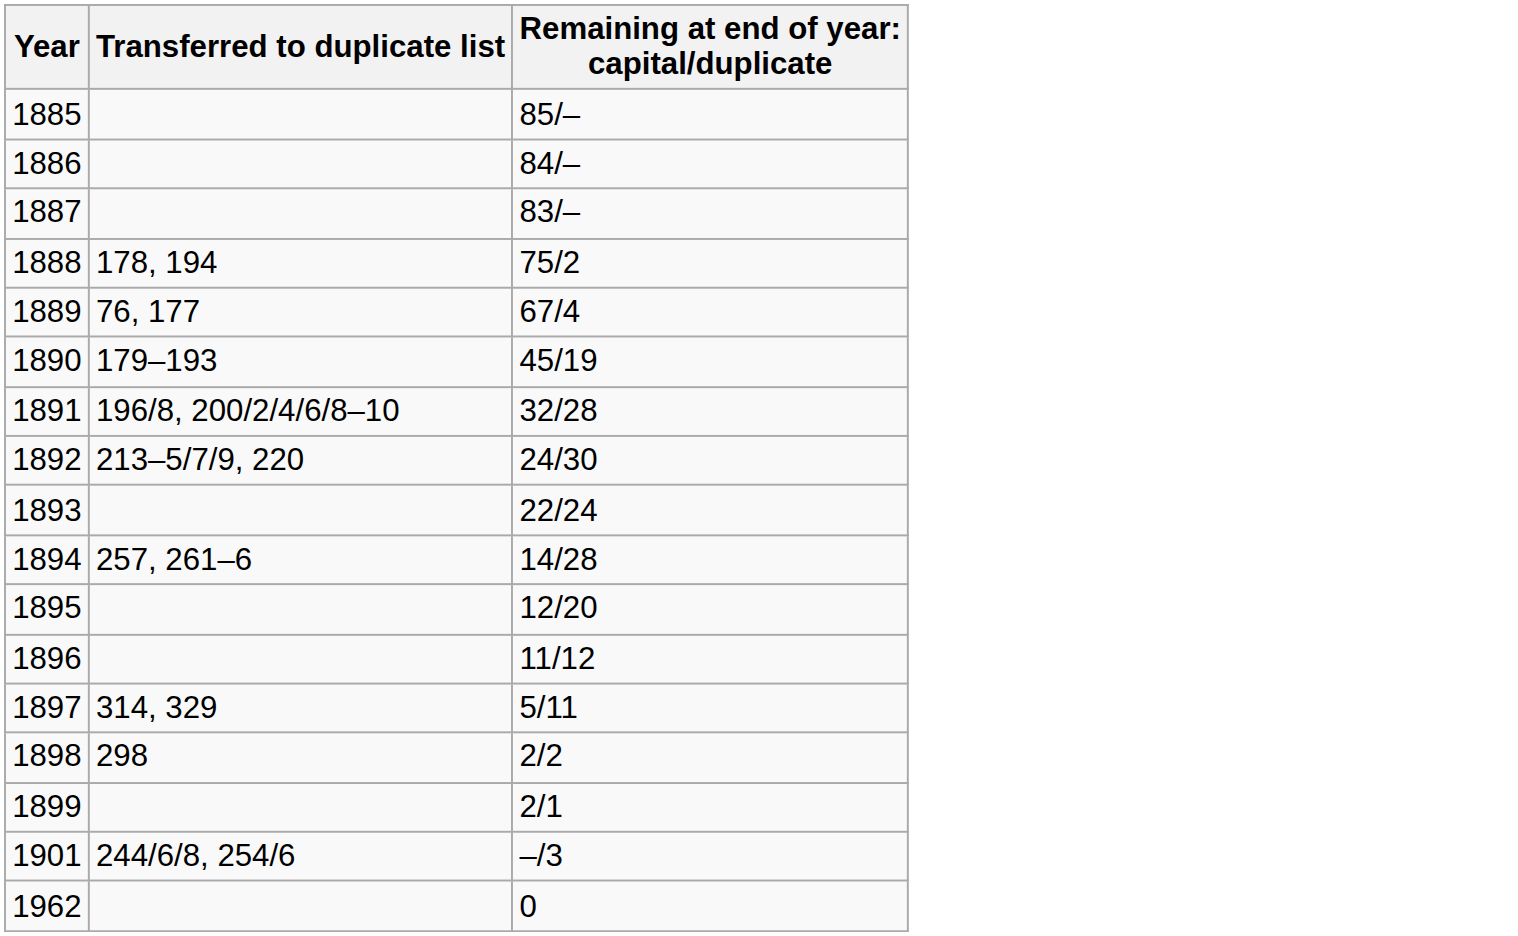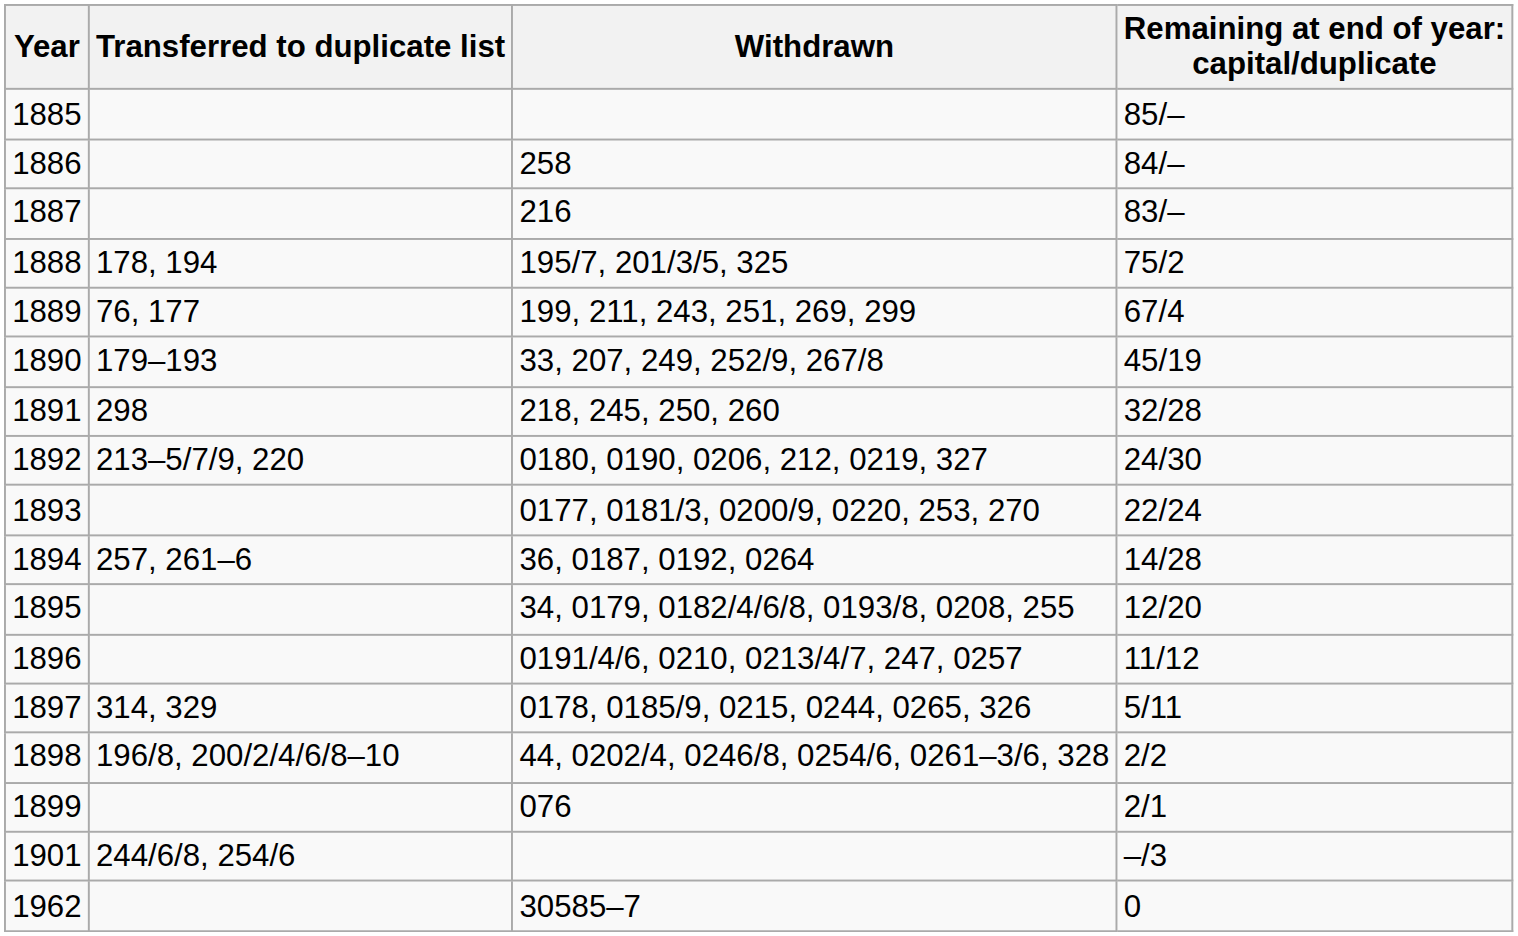+ column: (814, 46)
(248, 410) 196/8, 200/2/4/6/8–10 -> (122, 410) 298
(122, 757) 298 -> (248, 757) 196/8, 200/2/4/6/8–10
